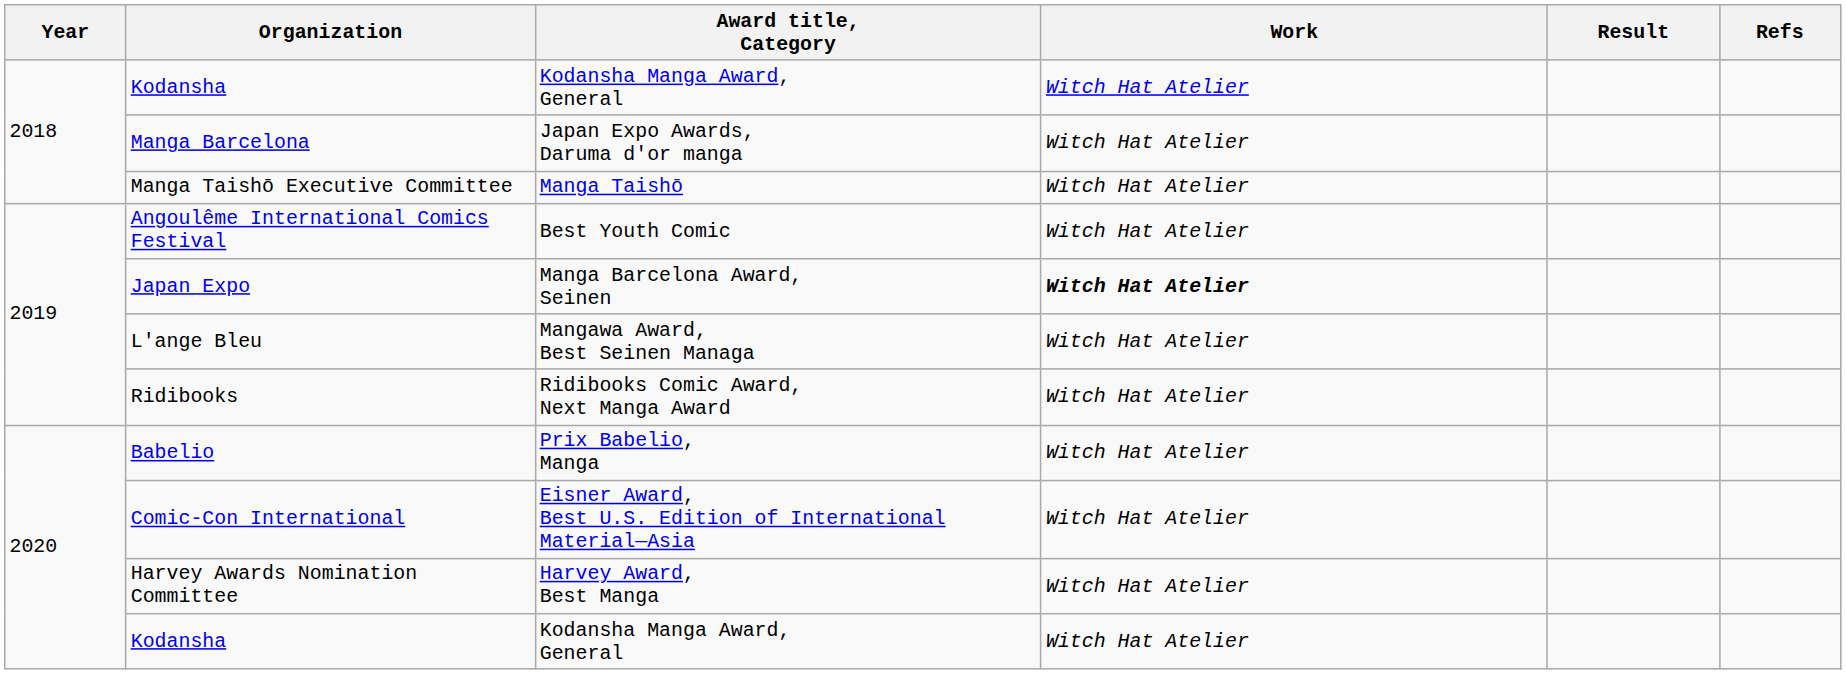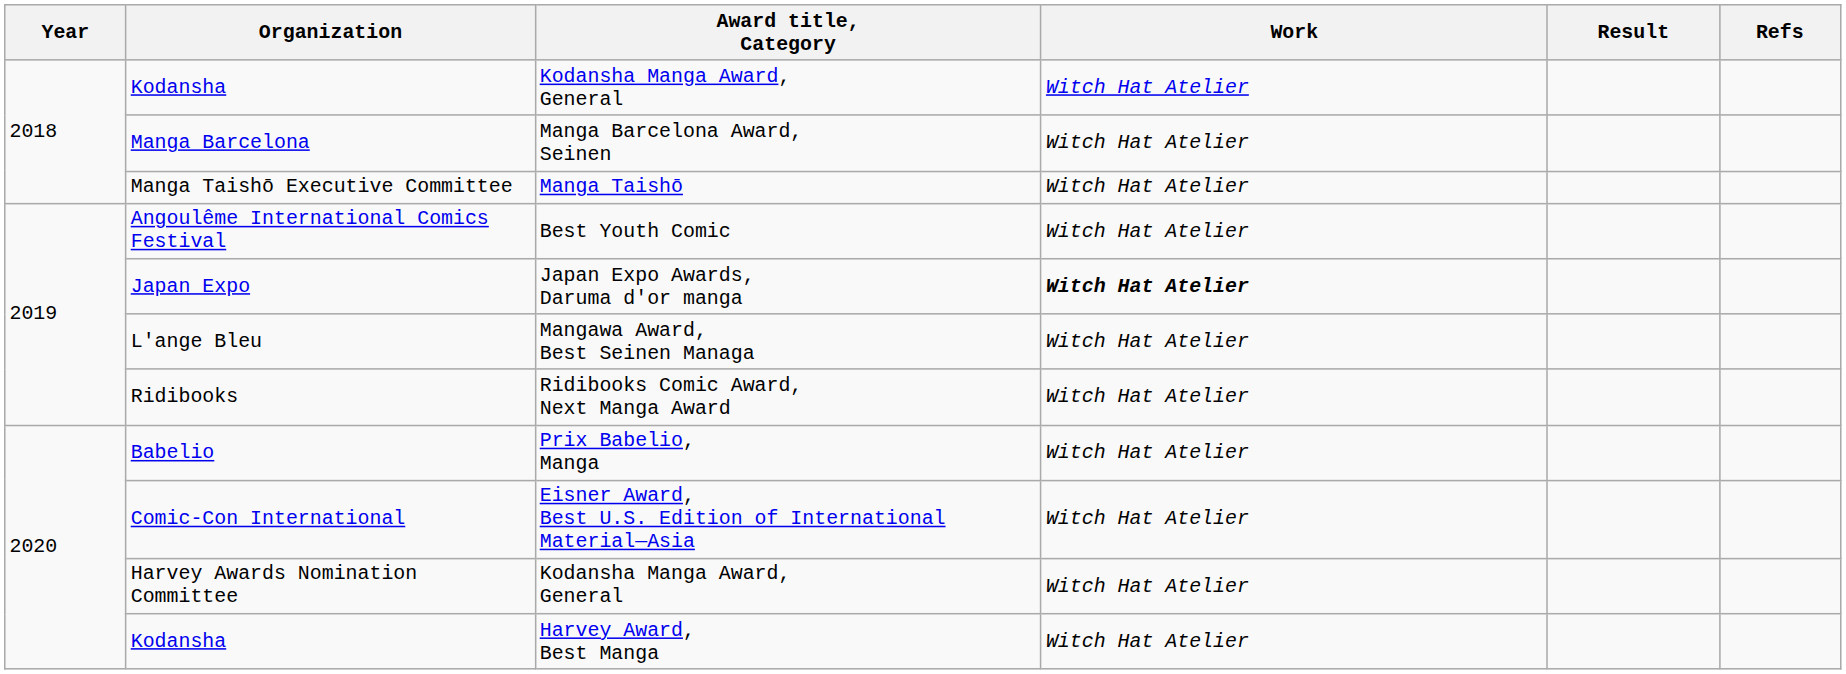(647, 143) Japan Expo Awards, Daruma d'or manga -> (671, 143) Manga Barcelona Award, Seinen
(671, 286) Manga Barcelona Award, Seinen -> (647, 286) Japan Expo Awards, Daruma d'or manga
(617, 586) Harvey Award, Best Manga -> (665, 586) Kodansha Manga Award, General
(665, 641) Kodansha Manga Award, General -> (617, 641) Harvey Award, Best Manga
